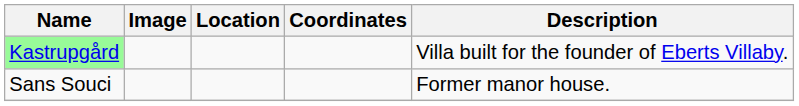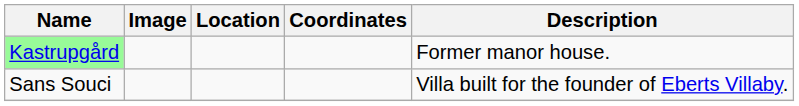(602, 52) Villa built for the founder of Eberts Villaby. -> (513, 52) Former manor house.
(513, 84) Former manor house. -> (602, 84) Villa built for the founder of Eberts Villaby.
